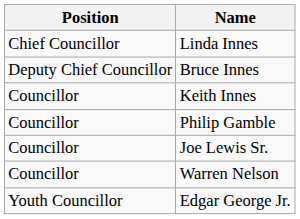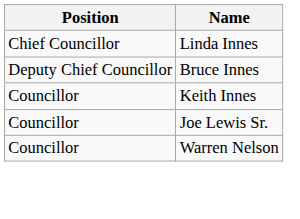- row: (228, 122)
- row: (235, 200)
